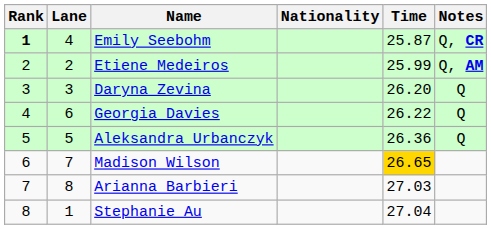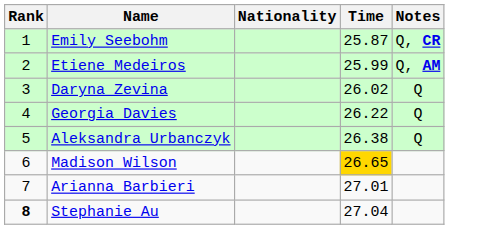- column: (69, 17)
(26, 41) bold -> (26, 41) normal
(409, 90) 26.20 -> (366, 90) 26.02
(409, 139) 26.36 -> (366, 139) 26.38
(409, 187) 27.03 -> (366, 187) 27.01
(26, 212) normal -> (26, 212) bold
